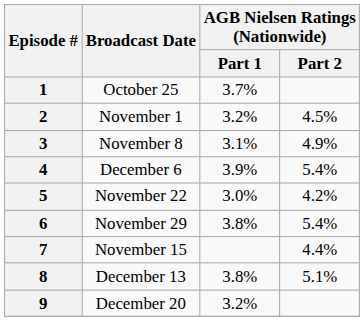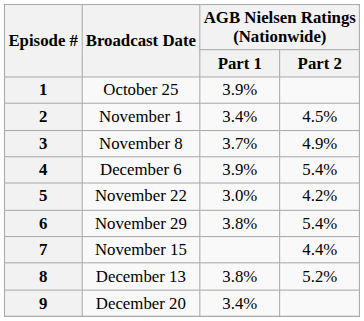(240, 90) 3.7% -> (240, 90) 3.9%
(240, 116) 3.2% -> (240, 116) 3.4%
(240, 143) 3.1% -> (240, 143) 3.7%
(320, 276) 5.1% -> (320, 276) 5.2%
(240, 303) 3.2% -> (240, 303) 3.4%
